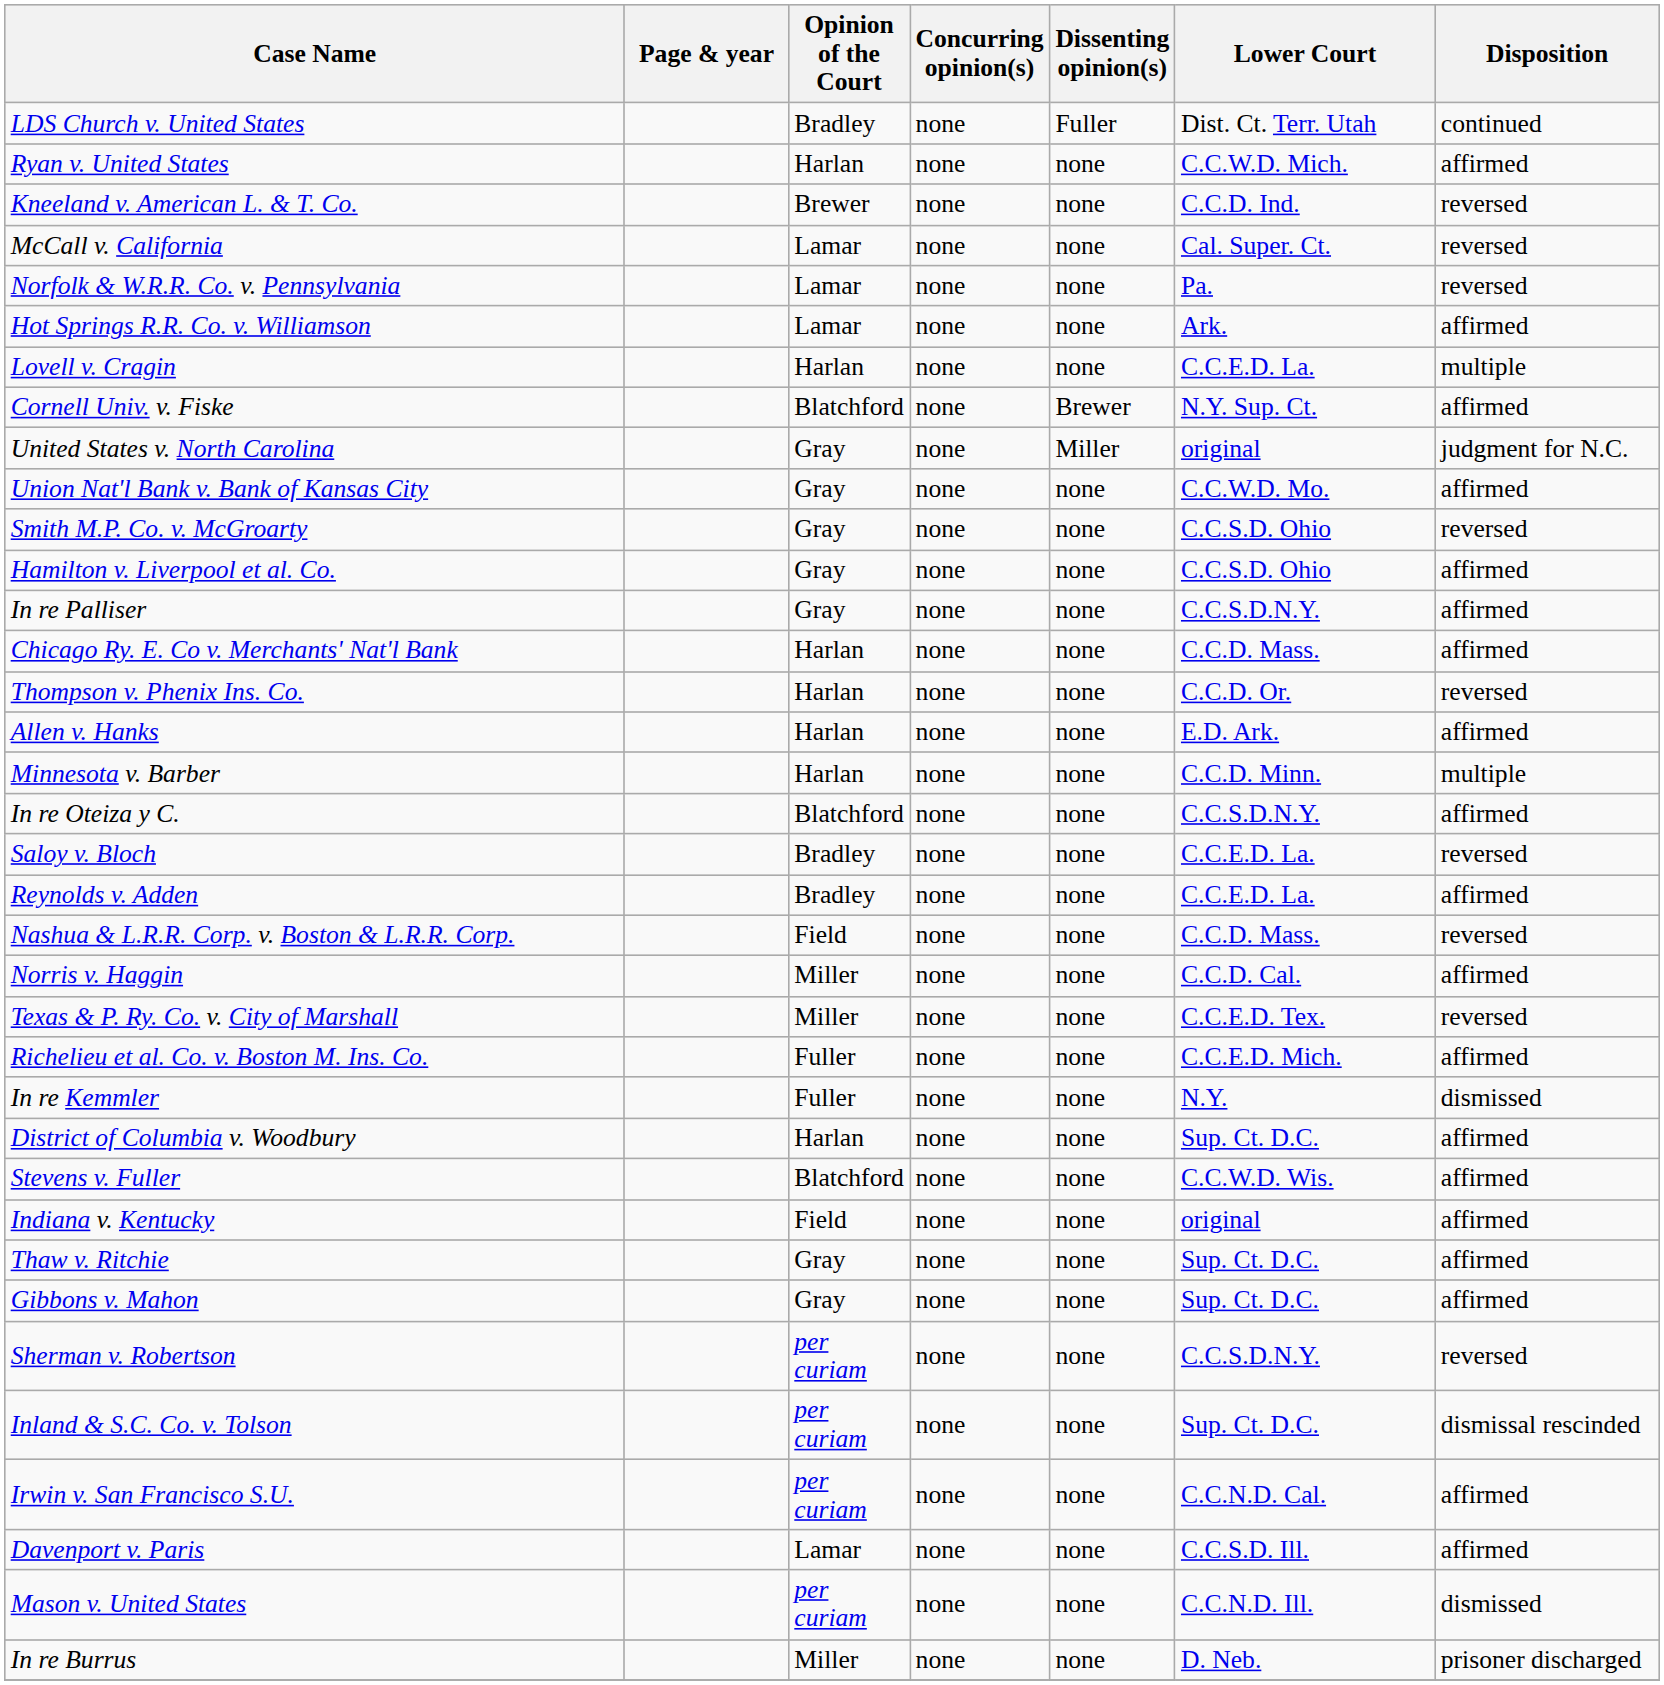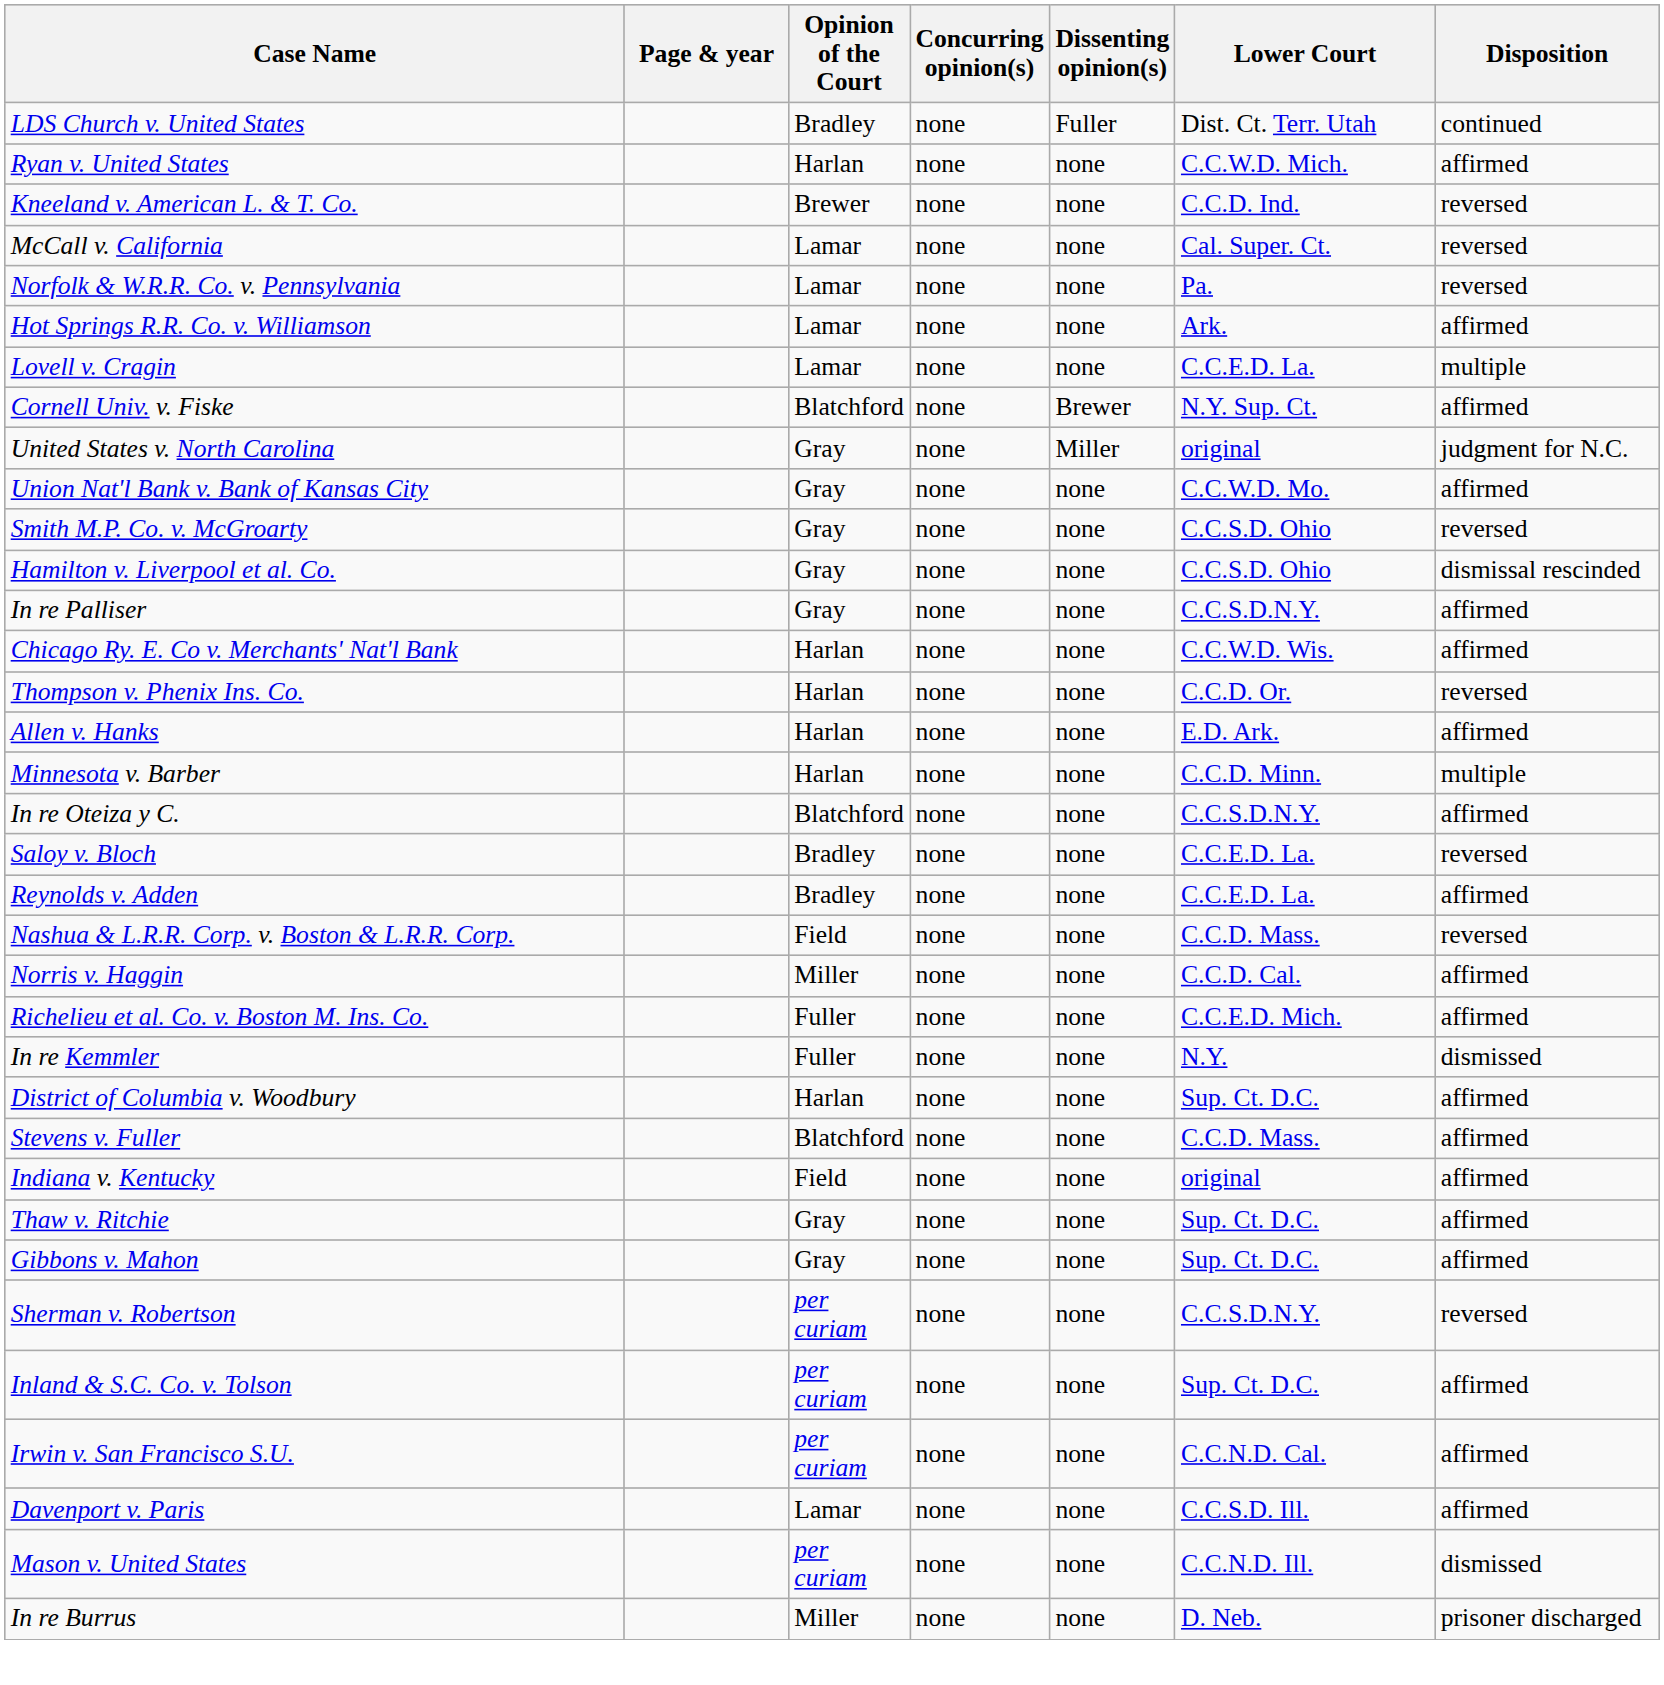(829, 366) Harlan -> (828, 366) Lamar
(1485, 569) affirmed -> (1541, 569) dismissal rescinded
(1250, 650) C.C.D. Mass. -> (1257, 650) C.C.W.D. Wis.
- row: (204, 1016)
(1257, 1178) C.C.W.D. Wis. -> (1250, 1138) C.C.D. Mass.
(1541, 1424) dismissal rescinded -> (1485, 1384) affirmed
